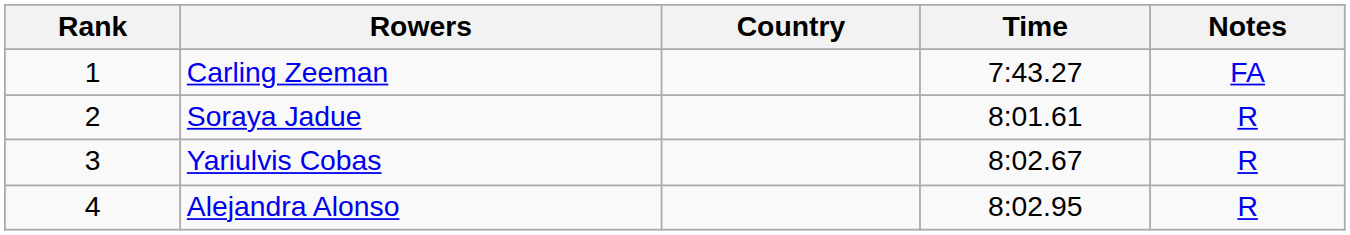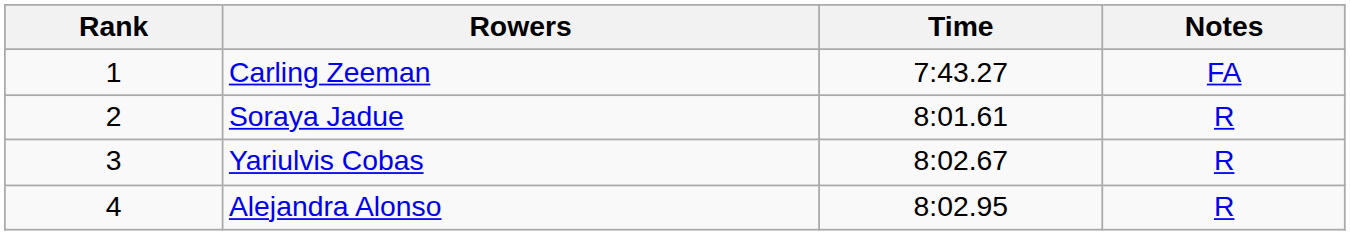- column: (791, 26)
